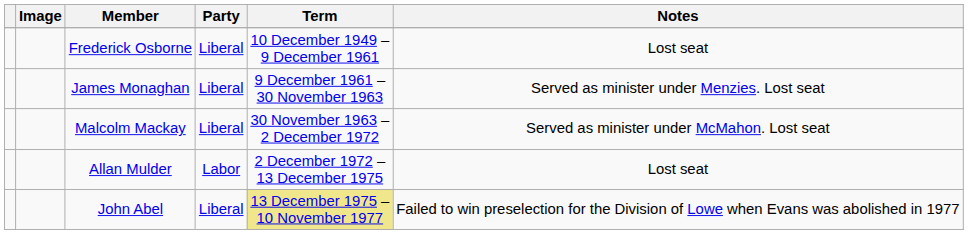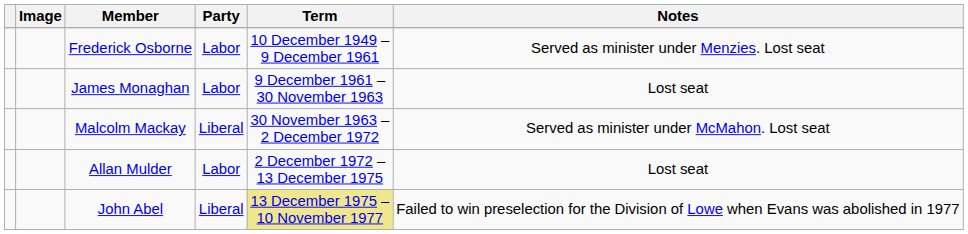(221, 48) Liberal -> (221, 48) Labor
(678, 48) Lost seat -> (678, 48) Served as minister under Menzies. Lost seat
(221, 88) Liberal -> (221, 88) Labor
(678, 88) Served as minister under Menzies. Lost seat -> (678, 88) Lost seat
